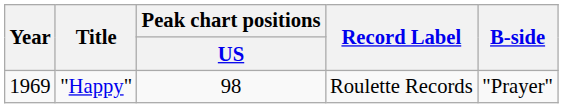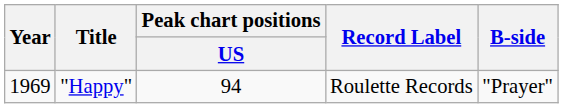(231, 86) 98 -> (231, 86) 94
